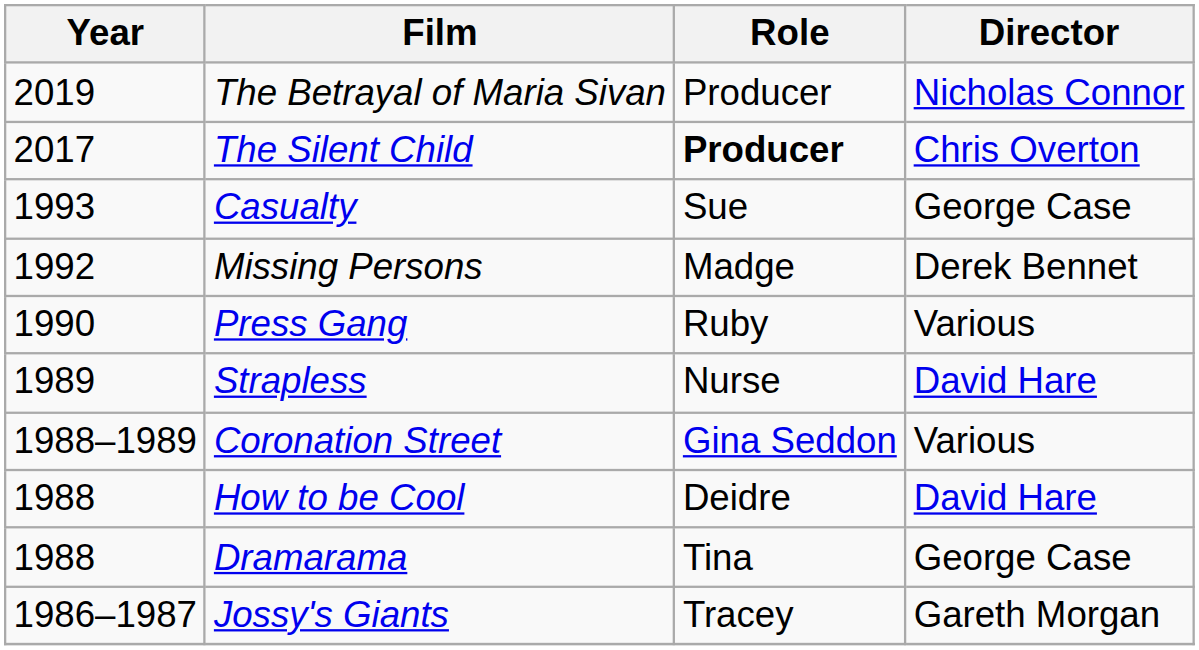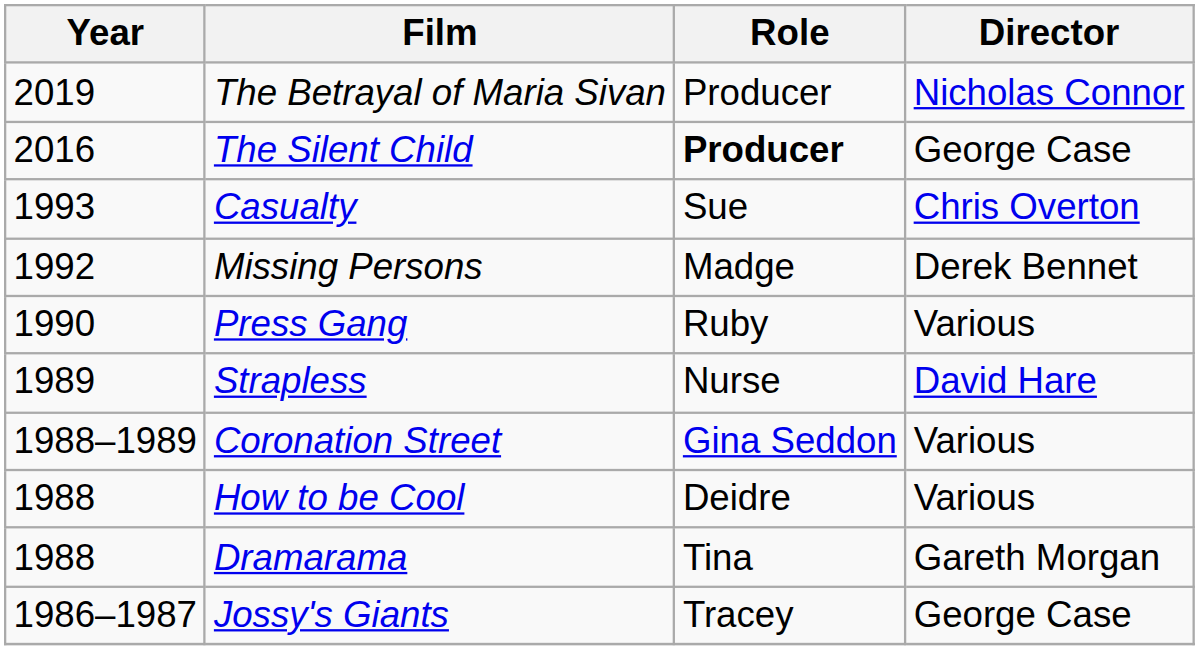(54, 149) 2017 -> (54, 149) 2016
(1027, 149) Chris Overton -> (1023, 149) George Case
(1023, 207) George Case -> (1027, 207) Chris Overton
(1005, 498) David Hare -> (974, 498) Various
(1023, 556) George Case -> (1037, 556) Gareth Morgan
(1037, 614) Gareth Morgan -> (1023, 614) George Case
